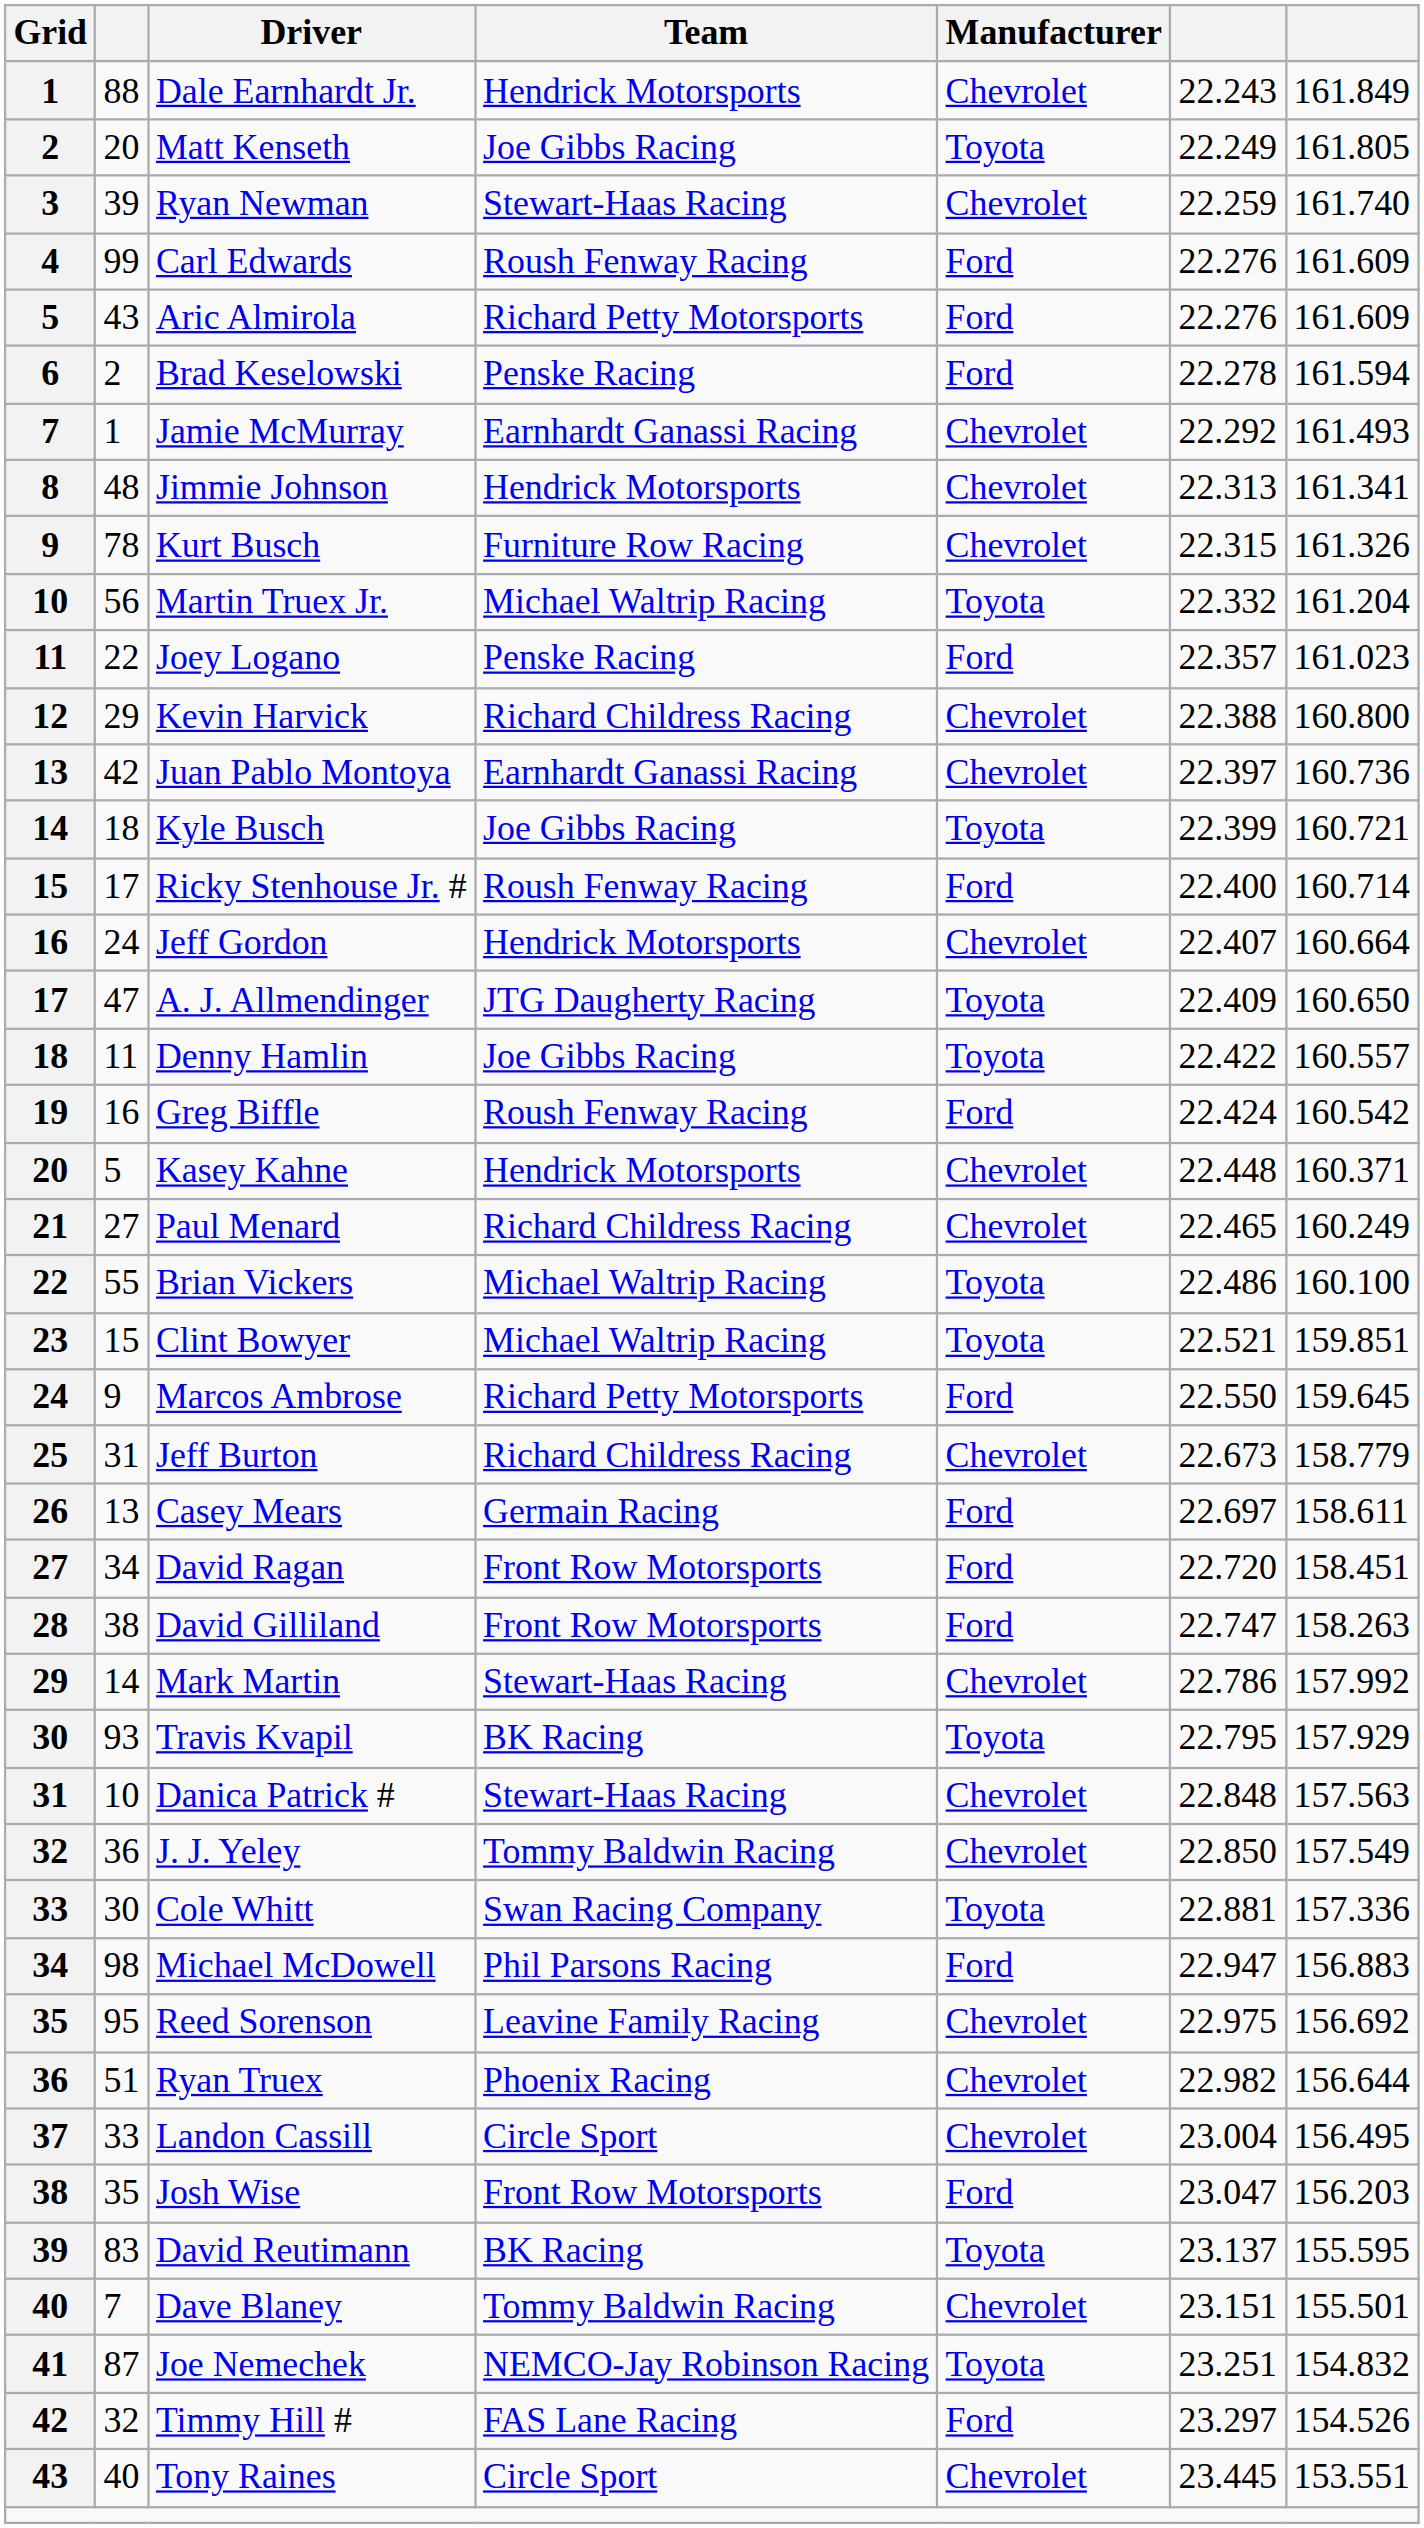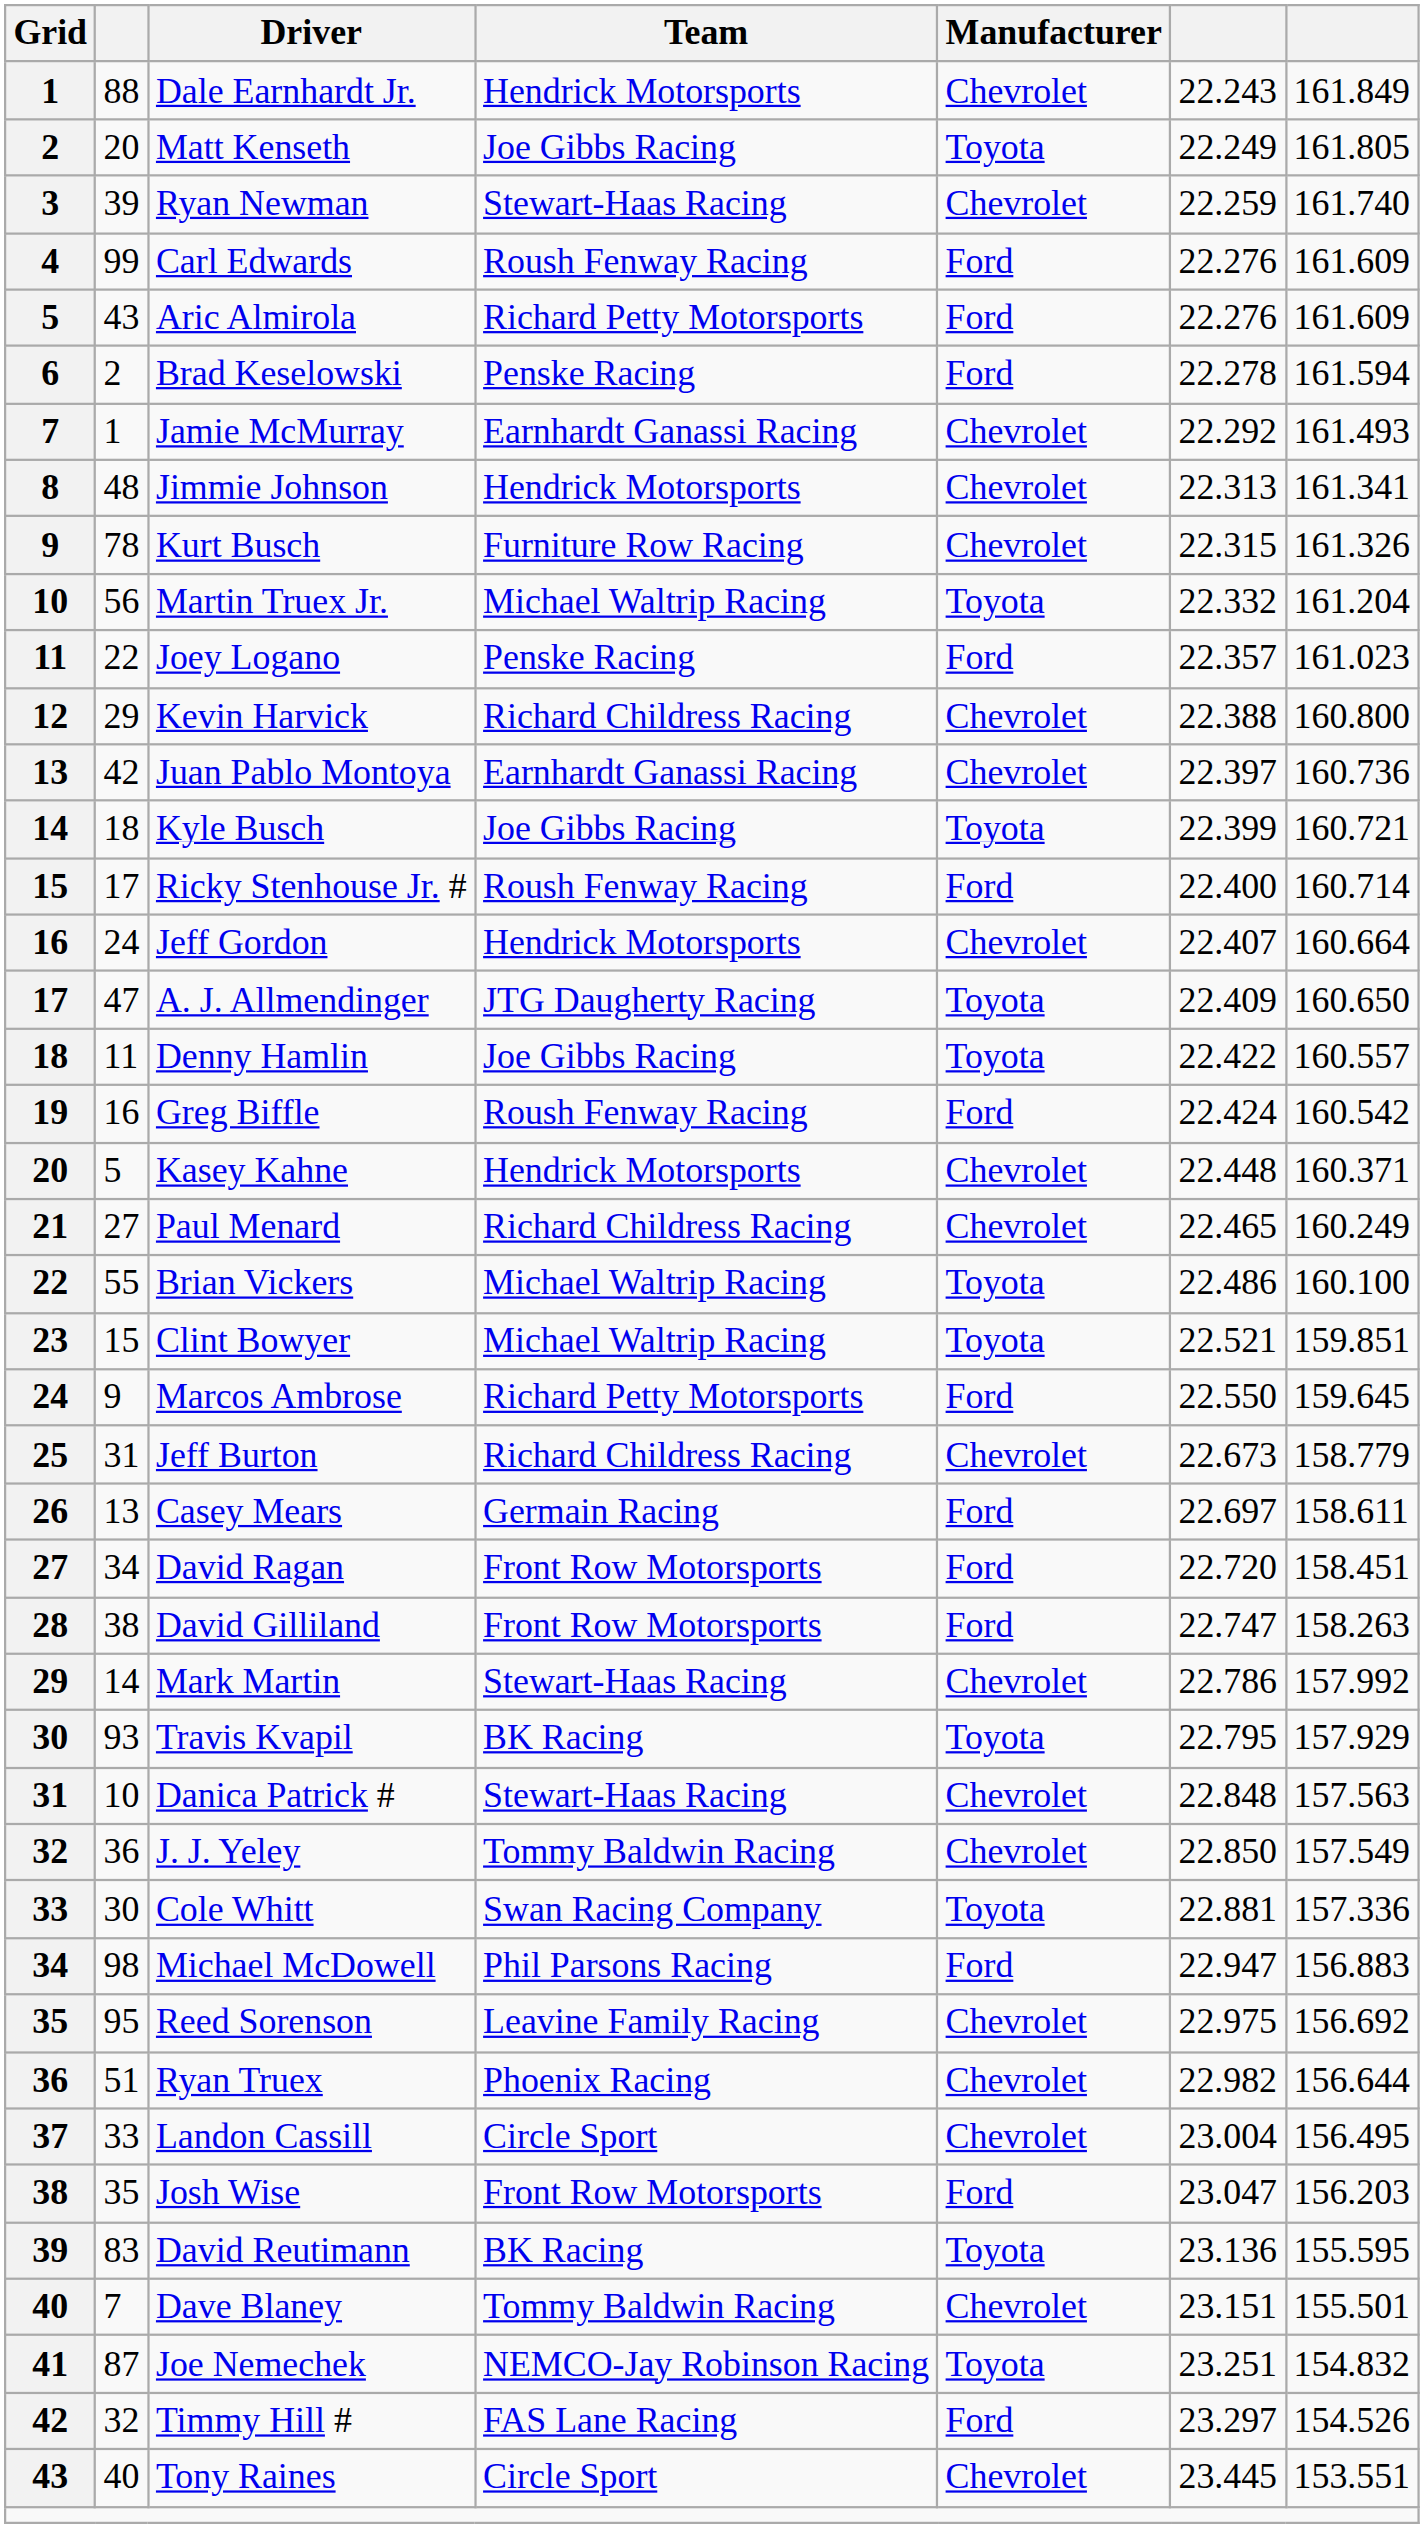(1228, 2249) 23.137 -> (1228, 2249) 23.136
